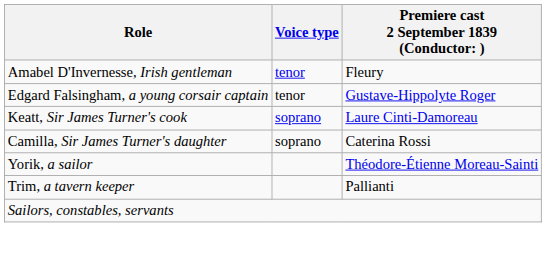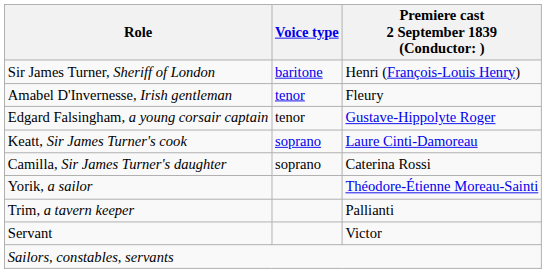+ row: (111, 71)
+ row: (30, 233)
